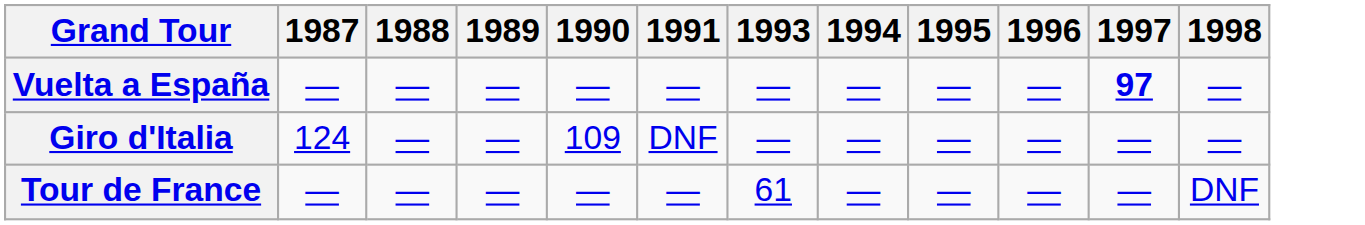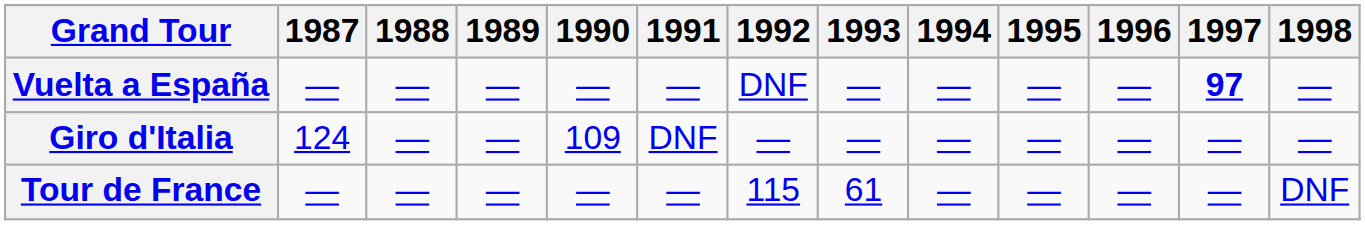+ column: (773, 31)
